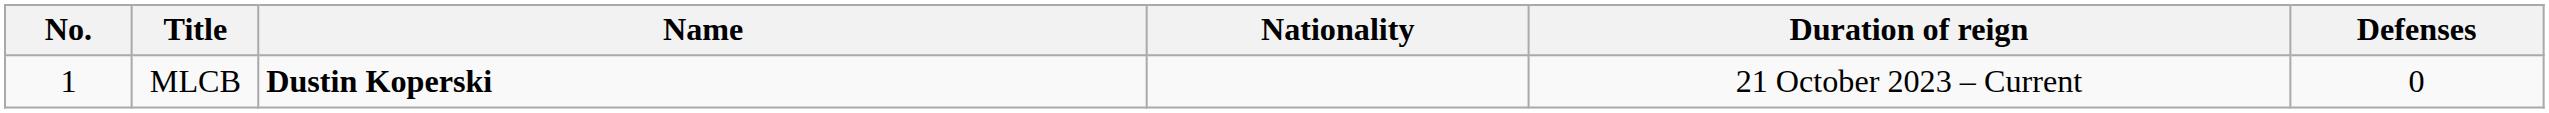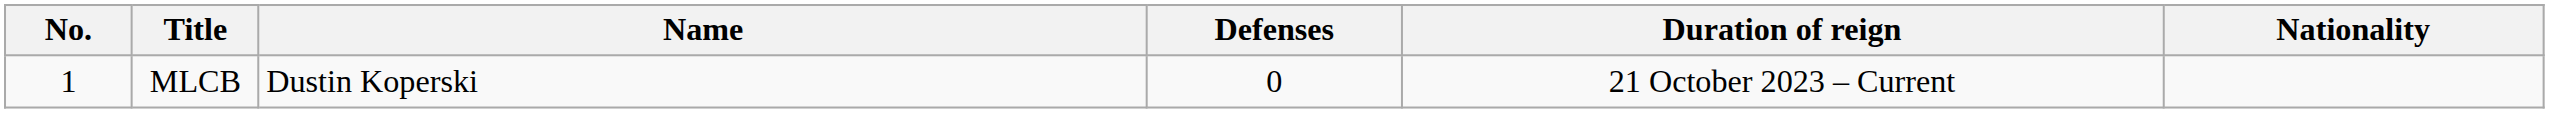columns swapped: (1338, 30) <-> (2417, 30)
(379, 81) bold -> (372, 81) normal
